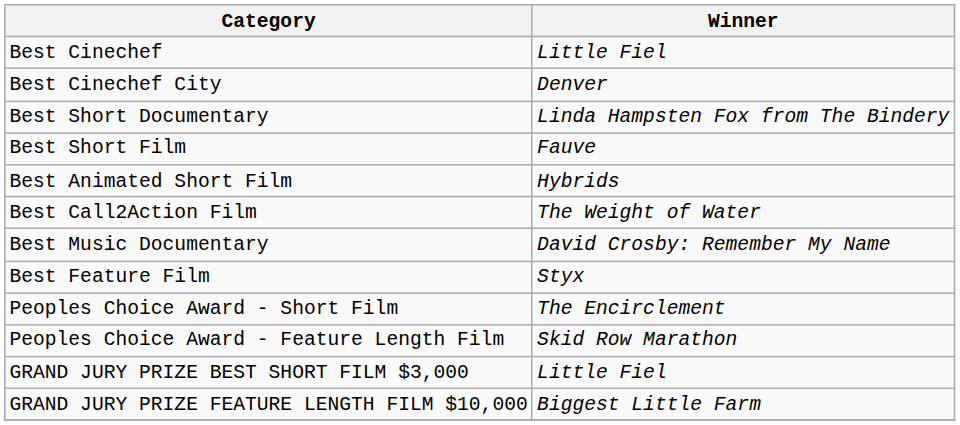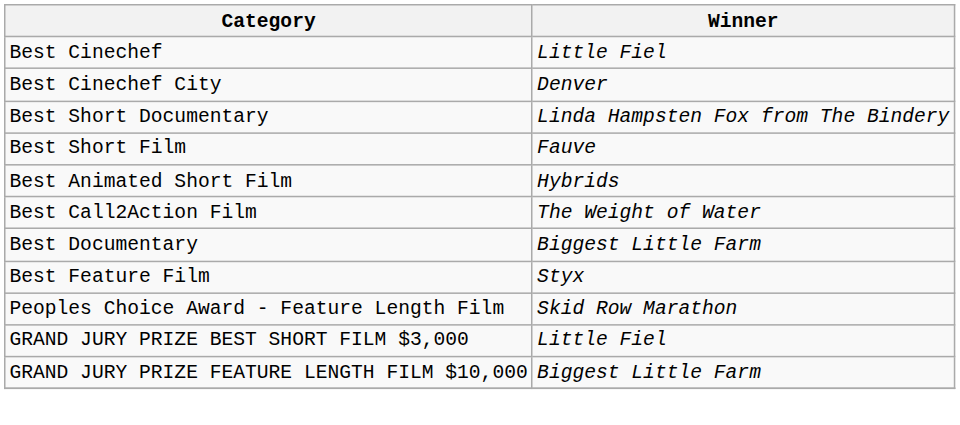- row: (139, 245)
+ row: (104, 245)
- row: (204, 309)
